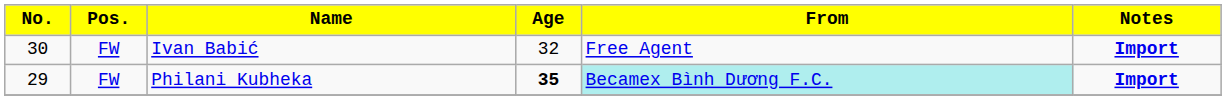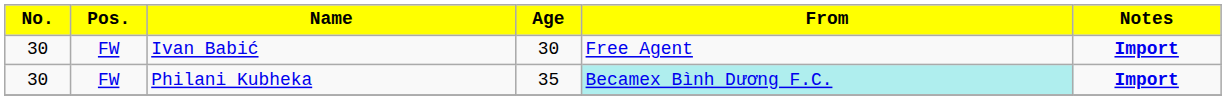(548, 50) 32 -> (548, 50) 30
(38, 80) 29 -> (38, 80) 30
(548, 80) bold -> (548, 80) normal
